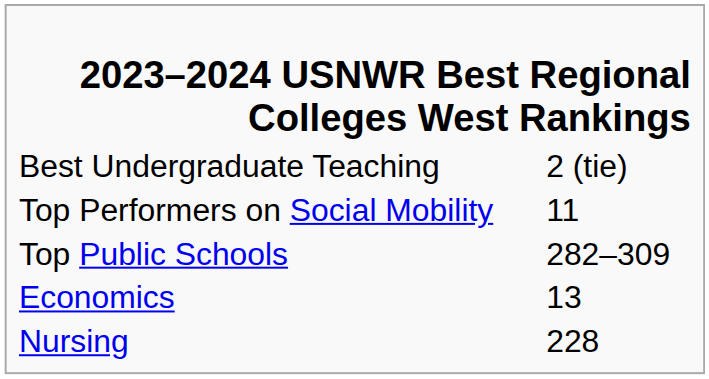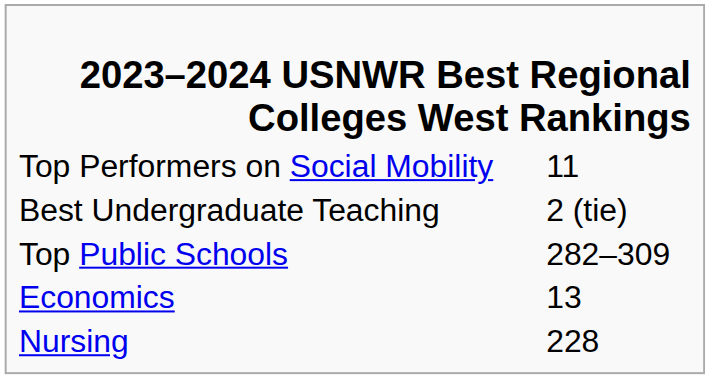rows swapped: (229, 167) <-> (256, 210)
